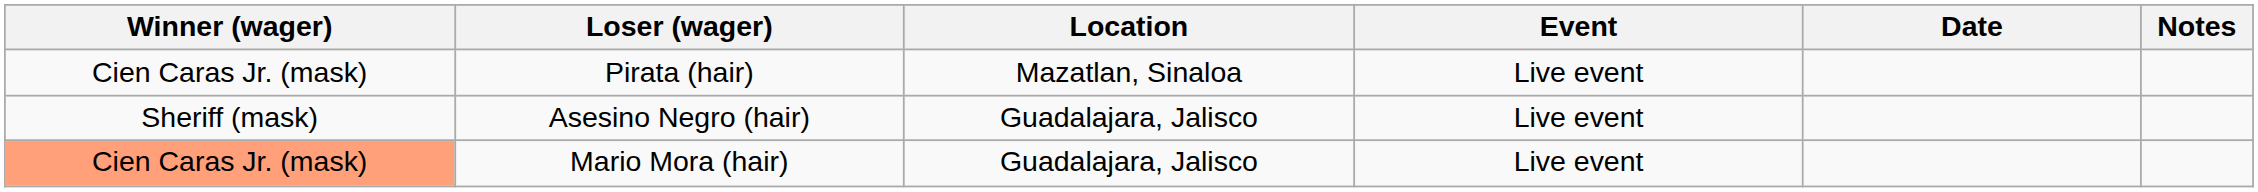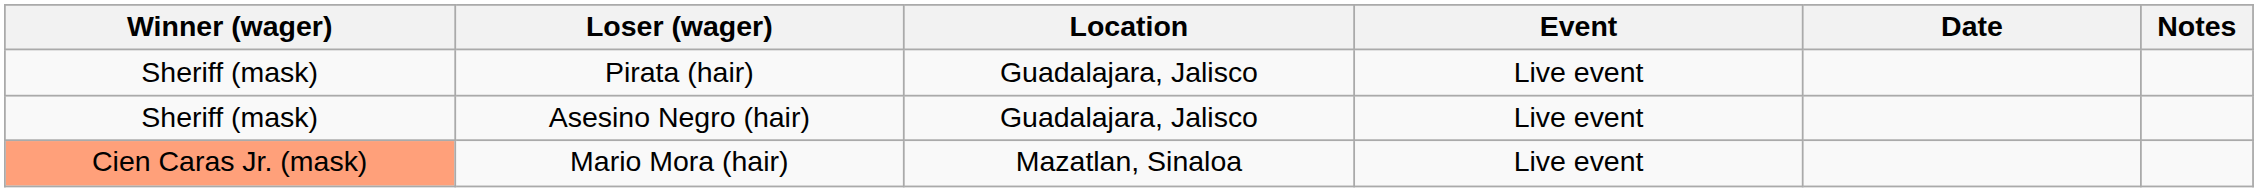(230, 72) Cien Caras Jr. (mask) -> (230, 72) Sheriff (mask)
(1129, 72) Mazatlan, Sinaloa -> (1129, 72) Guadalajara, Jalisco
(1129, 162) Guadalajara, Jalisco -> (1129, 162) Mazatlan, Sinaloa
